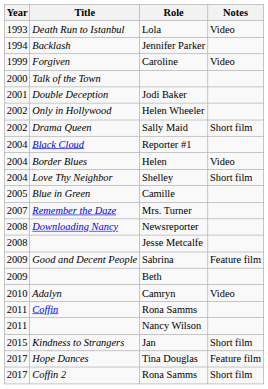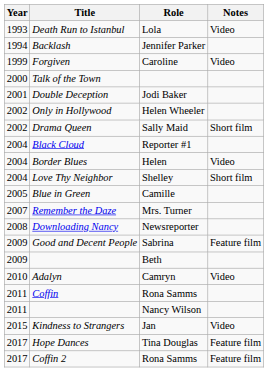- row: (85, 243)
(231, 342) Short film -> (222, 326) Video
(231, 375) Short film -> (236, 359) Feature film
